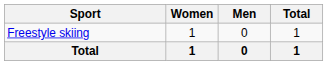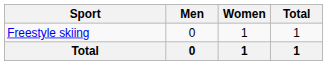columns swapped: (244, 14) <-> (192, 14)
